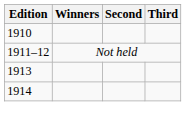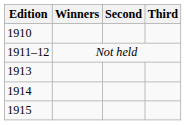+ row: (19, 110)
